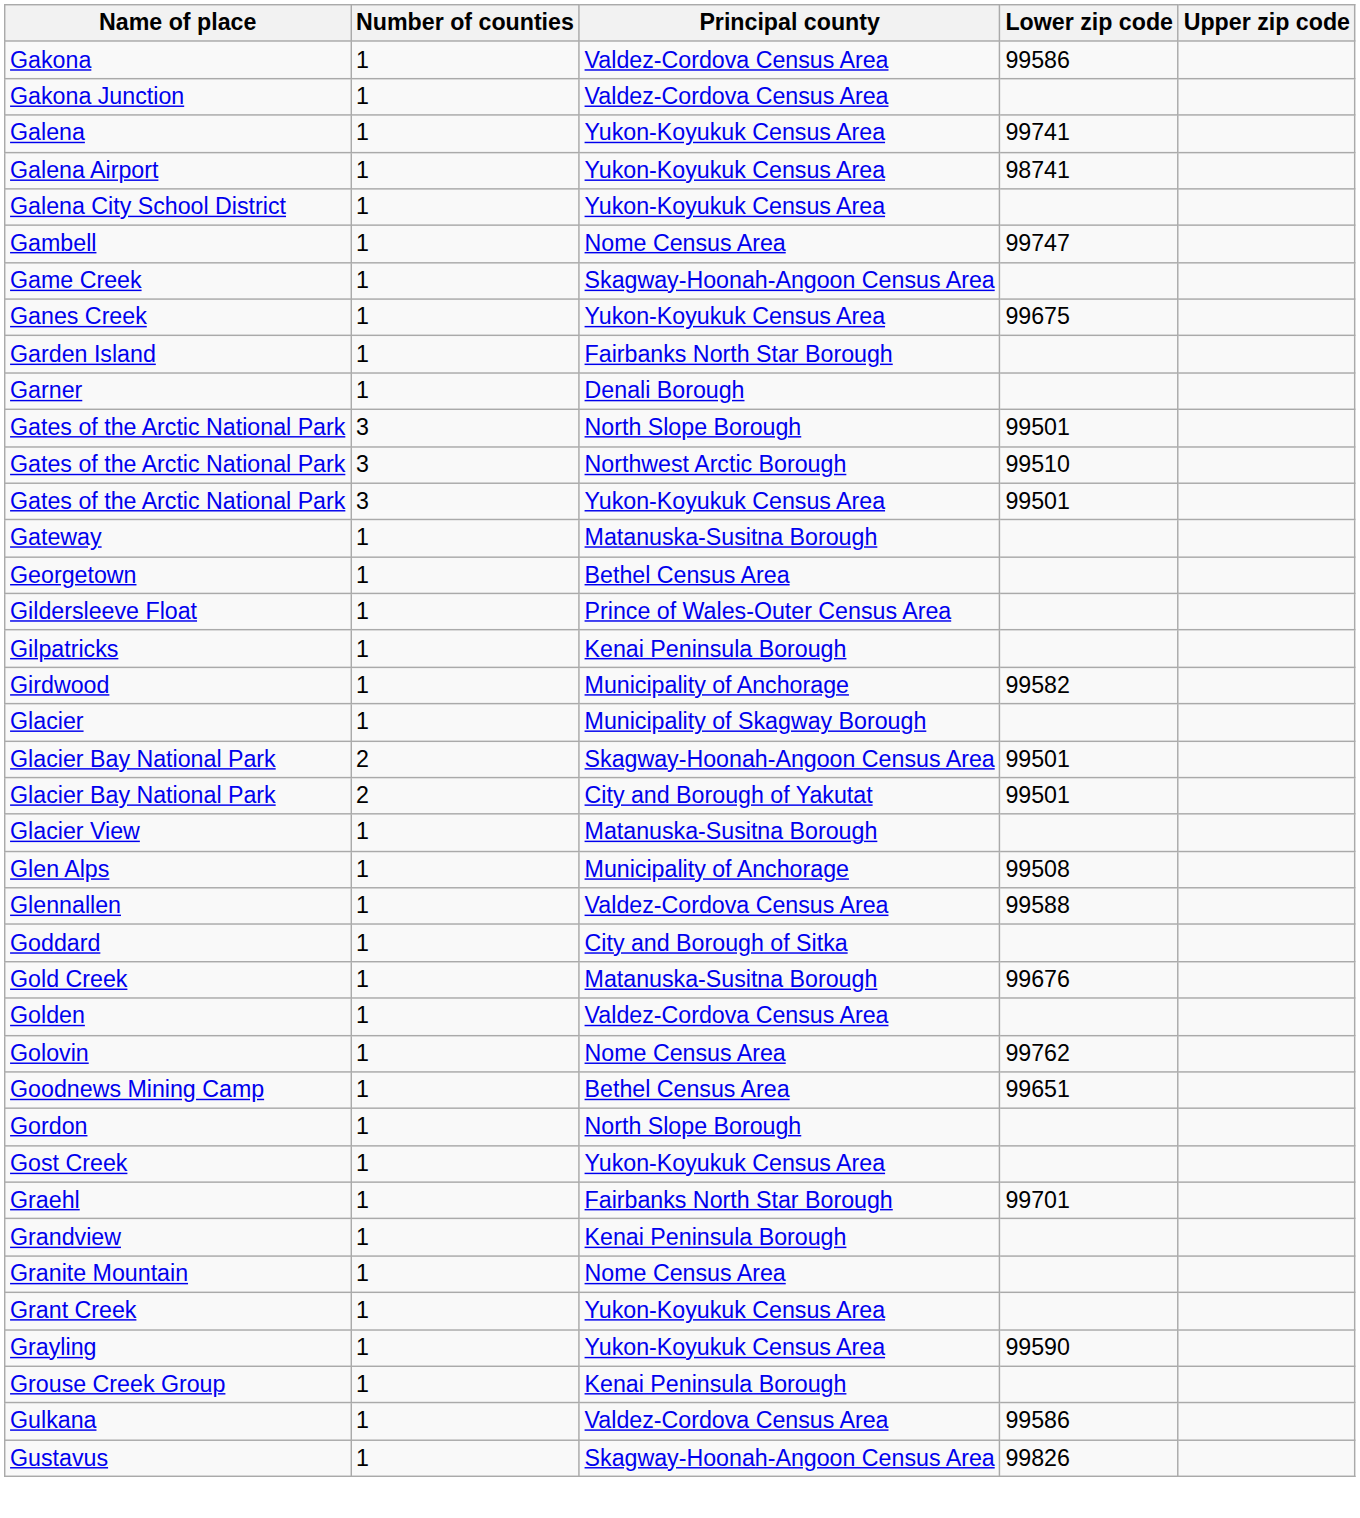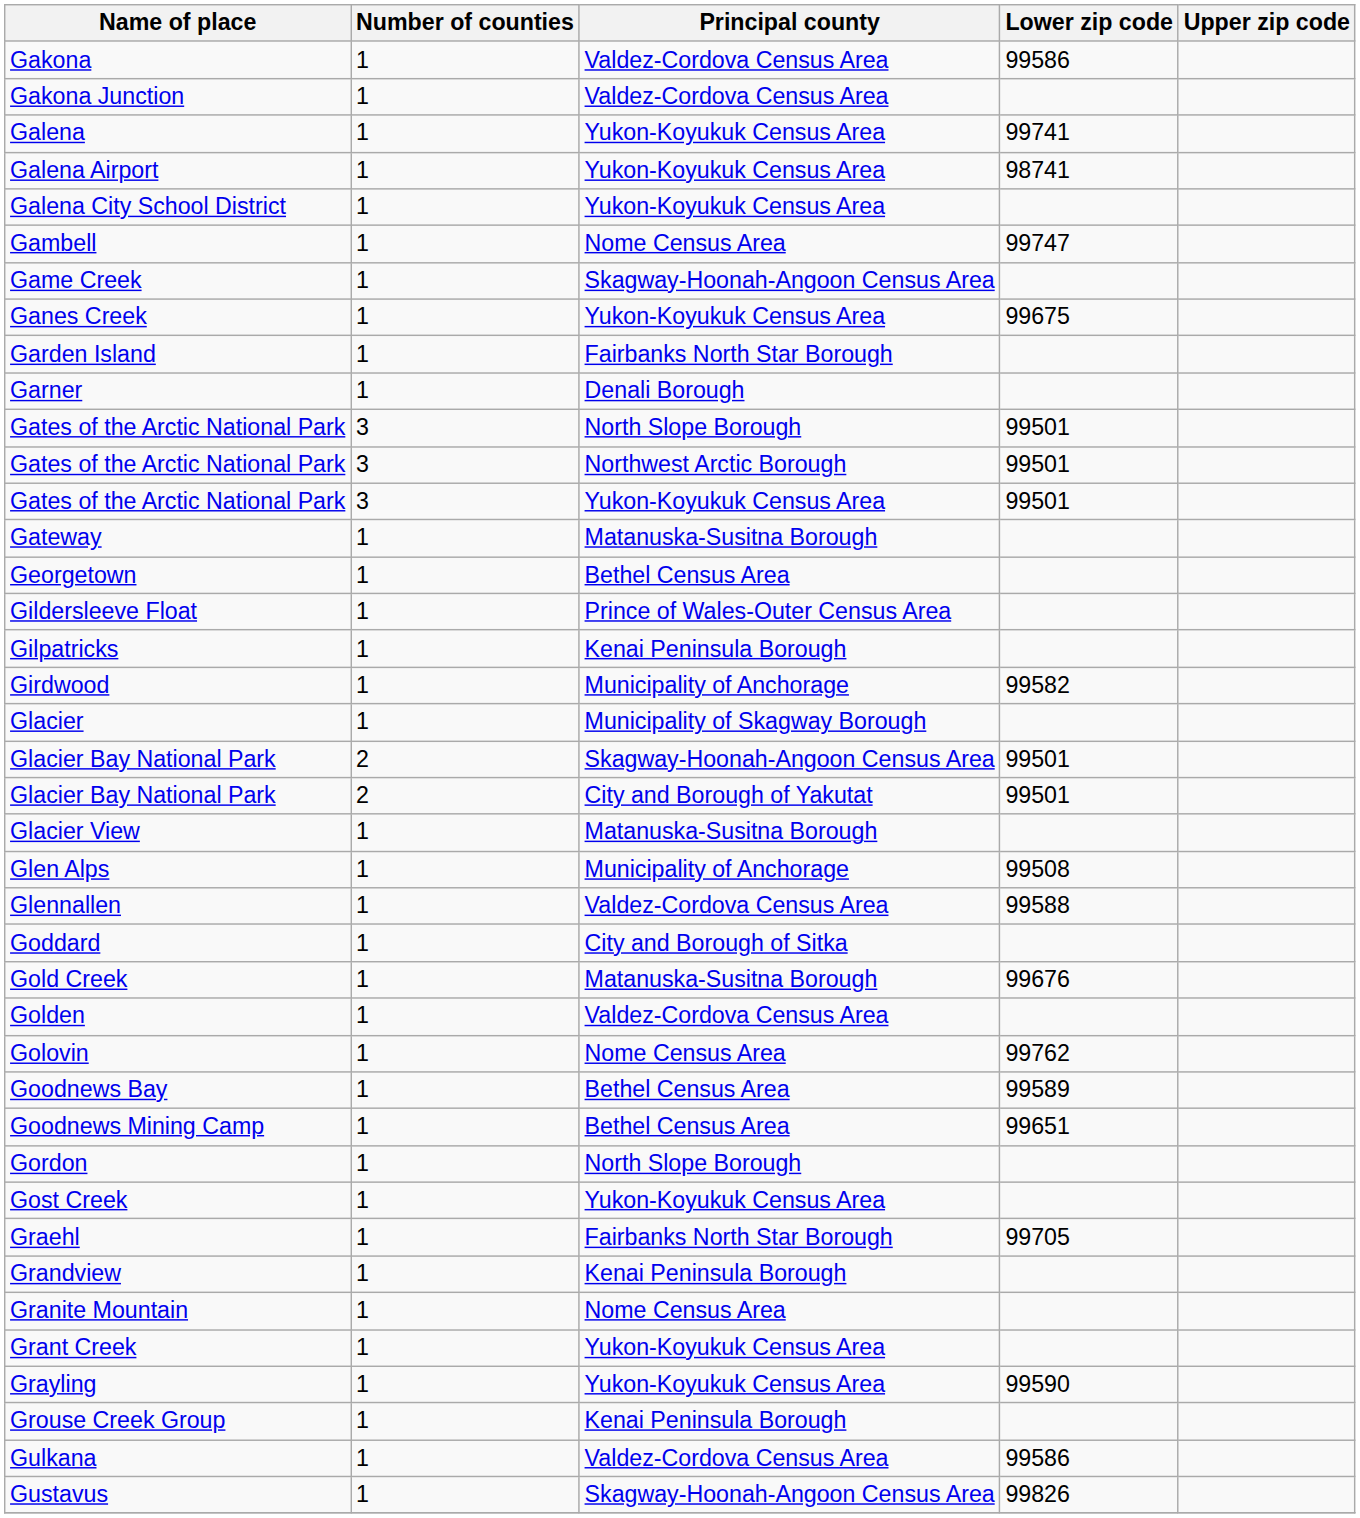(1038, 464) 99510 -> (1038, 464) 99501
+ row: (89, 1089)
(1038, 1200) 99701 -> (1038, 1237) 99705
